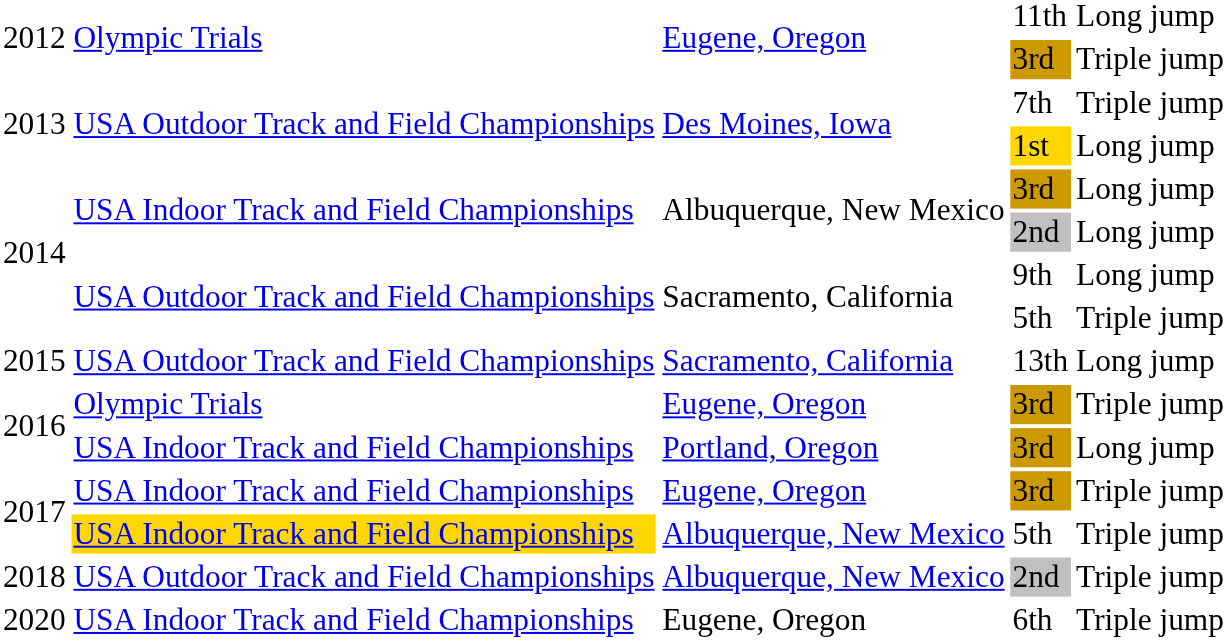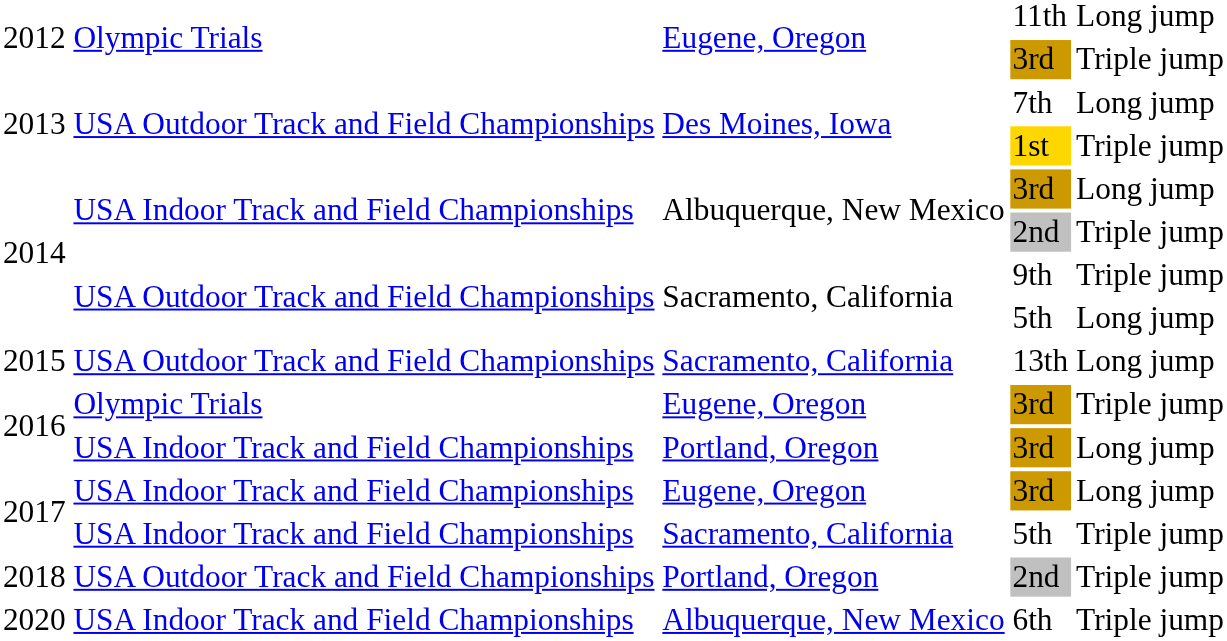(1150, 102) Triple jump -> (1145, 102) Long jump
(1145, 145) Long jump -> (1150, 145) Triple jump
(1145, 231) Long jump -> (1150, 231) Triple jump
(1145, 274) Long jump -> (1150, 274) Triple jump
(1150, 317) Triple jump -> (1145, 317) Long jump
(1150, 490) Triple jump -> (1145, 490) Long jump
(354, 533) gold background -> (354, 533) no background
(833, 533) Albuquerque, New Mexico -> (808, 533) Sacramento, California
(833, 576) Albuquerque, New Mexico -> (770, 576) Portland, Oregon
(764, 619) Eugene, Oregon -> (833, 619) Albuquerque, New Mexico
